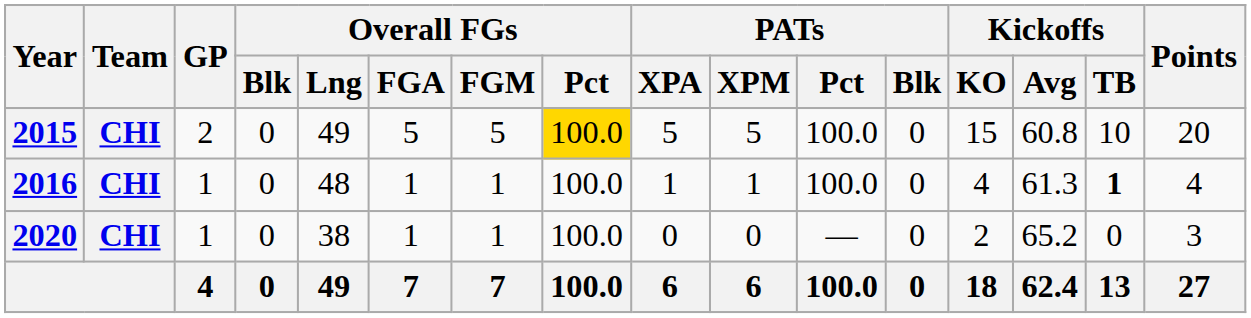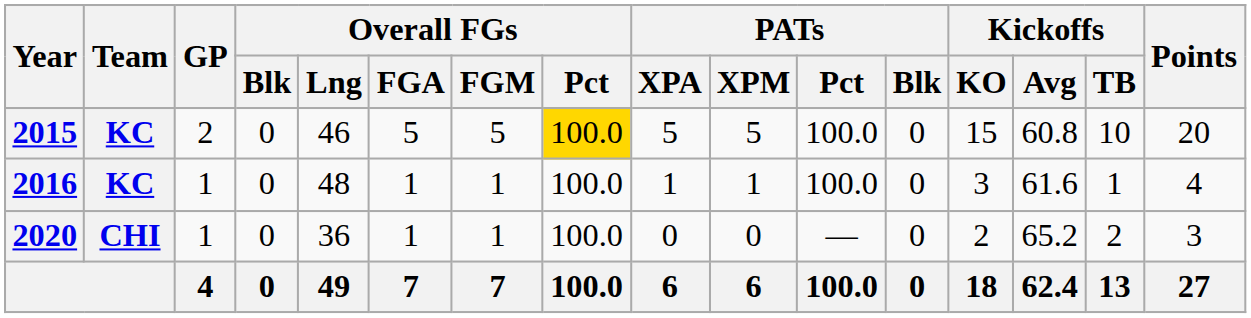(130, 132) CHI -> (130, 132) KC
(334, 132) 49 -> (334, 132) 46
(130, 183) CHI -> (130, 183) KC
(981, 183) 4 -> (981, 183) 3
(1050, 183) 61.3 -> (1050, 183) 61.6
(1114, 183) bold -> (1114, 183) normal
(334, 235) 38 -> (334, 235) 36
(1114, 235) 0 -> (1114, 235) 2
